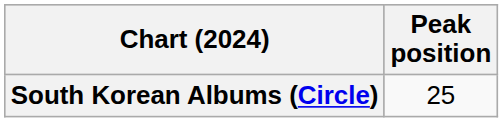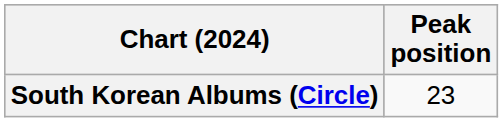(441, 95) 25 -> (441, 95) 23
